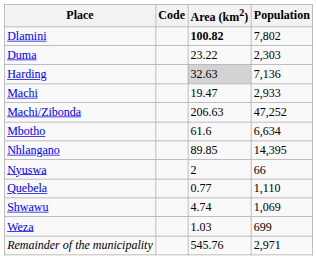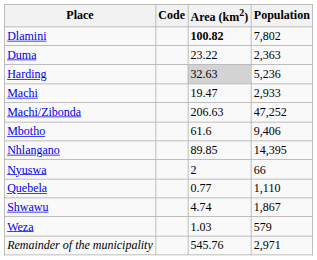(267, 55) 2,303 -> (267, 55) 2,363
(267, 74) 7,136 -> (267, 74) 5,236
(267, 131) 6,634 -> (267, 131) 9,406
(267, 207) 1,069 -> (267, 207) 1,867
(263, 226) 699 -> (263, 226) 579
